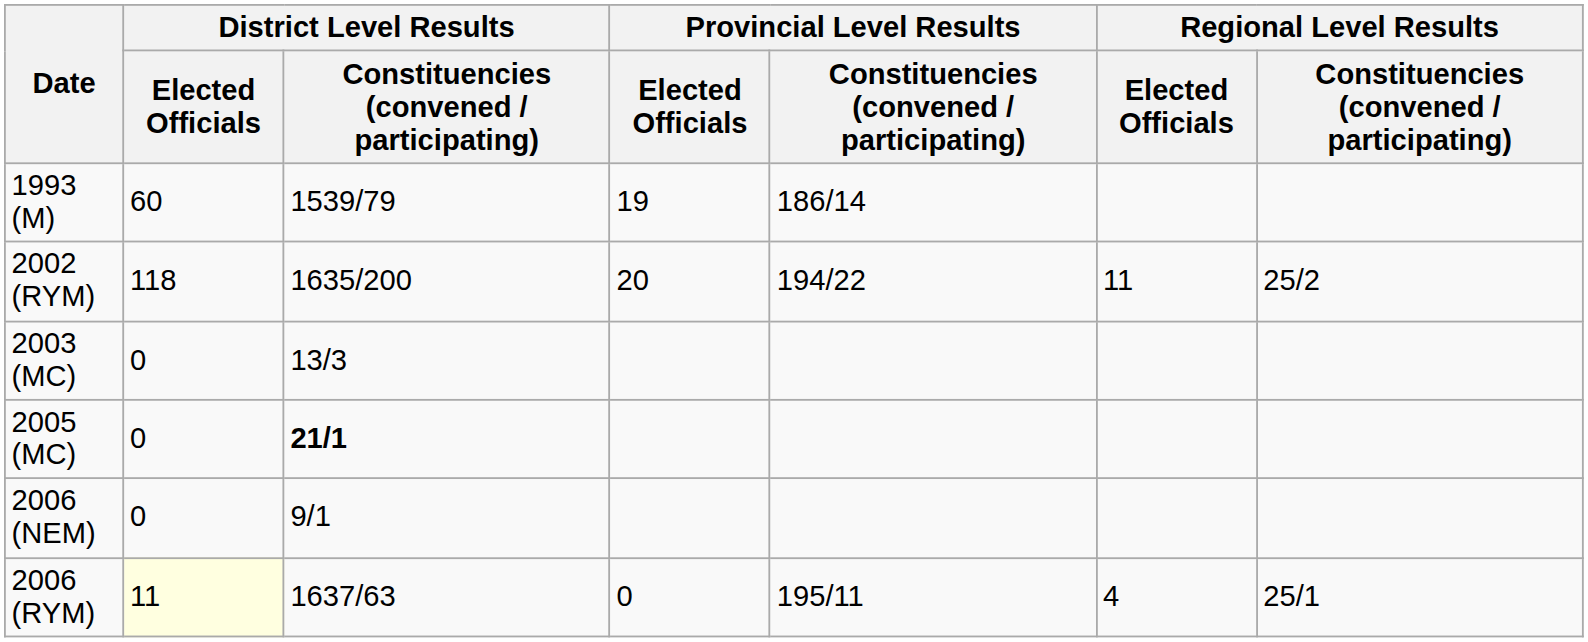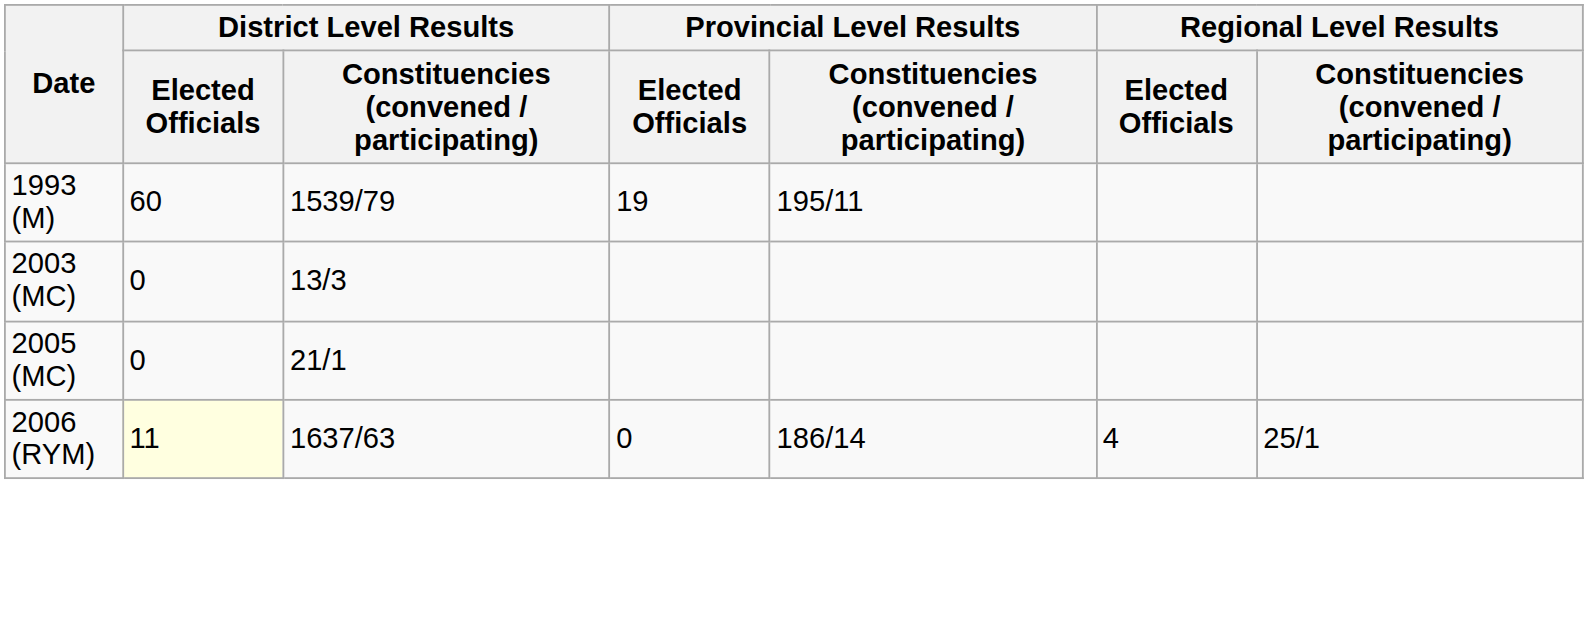(821, 201) 186/14 -> (820, 201) 195/11
- row: (53, 280)
(319, 438) bold -> (318, 359) normal
- row: (54, 517)
(820, 596) 195/11 -> (821, 438) 186/14
